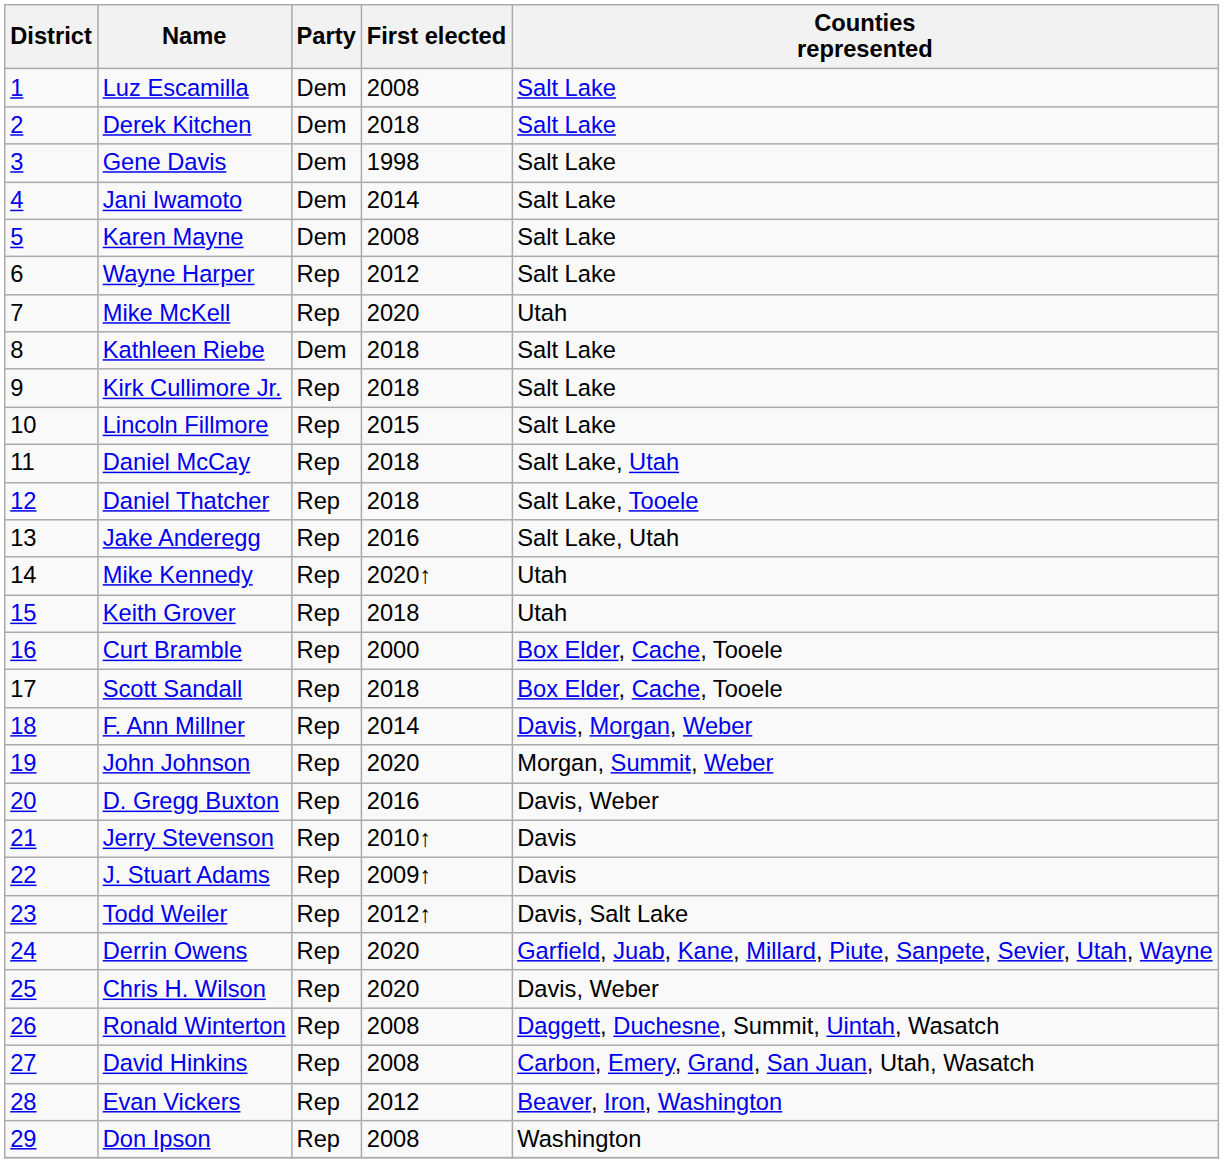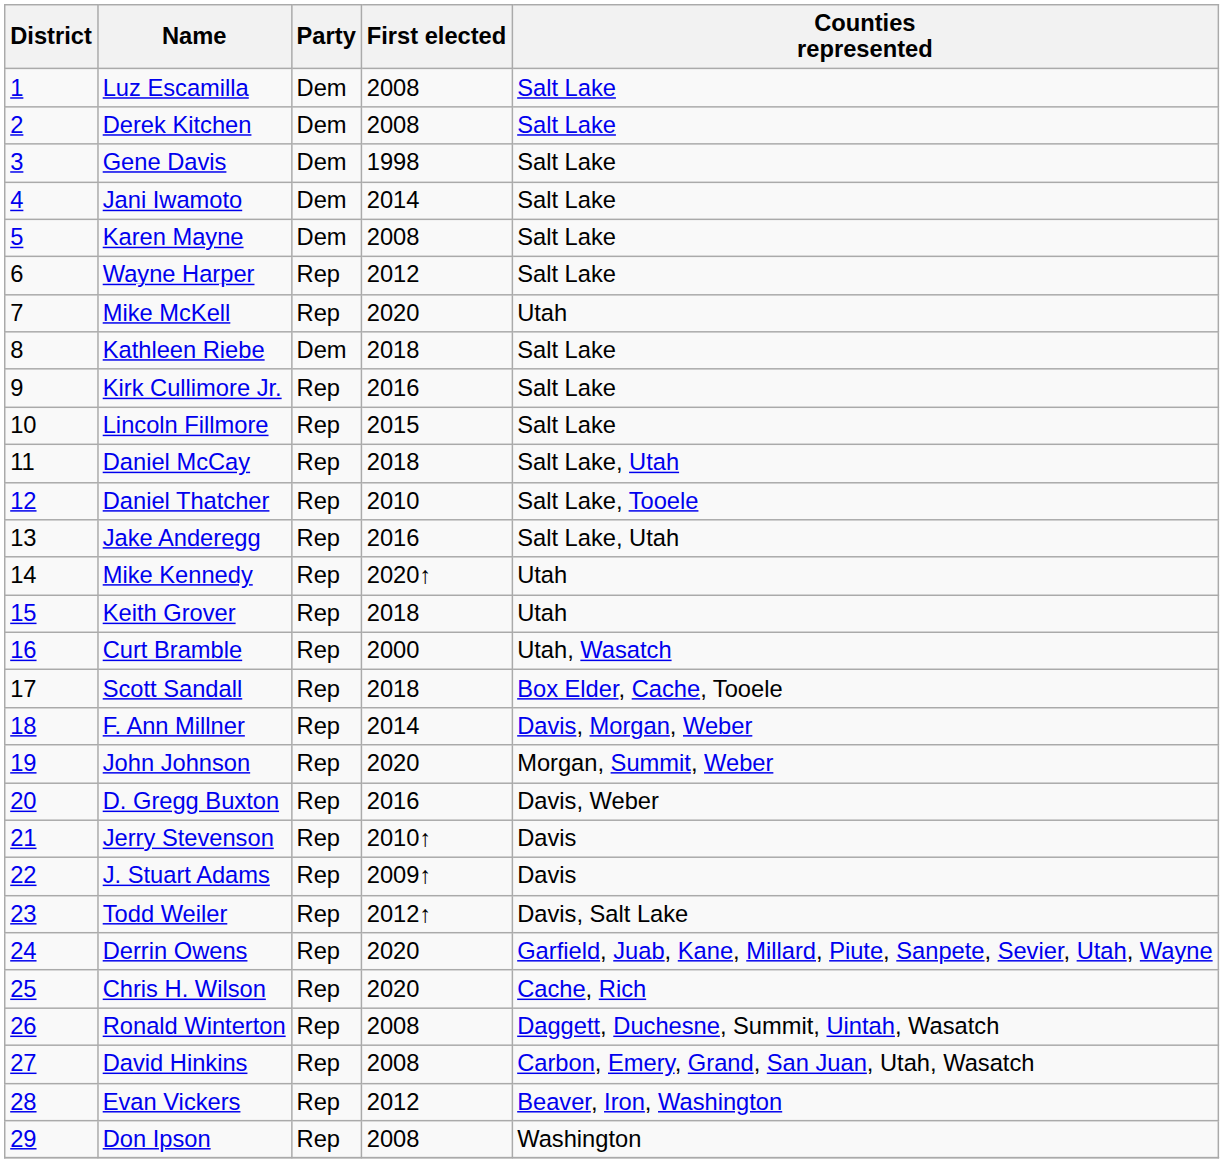(393, 125) 2018 -> (393, 125) 2008
(393, 387) 2018 -> (393, 387) 2016
(393, 500) 2018 -> (393, 500) 2010
(650, 650) Box Elder, Cache, Tooele -> (594, 650) Utah, Wasatch
(588, 988) Davis, Weber -> (582, 988) Cache, Rich
